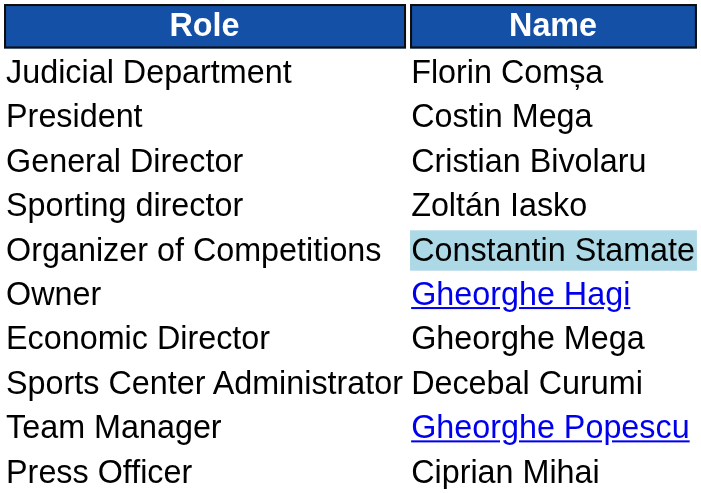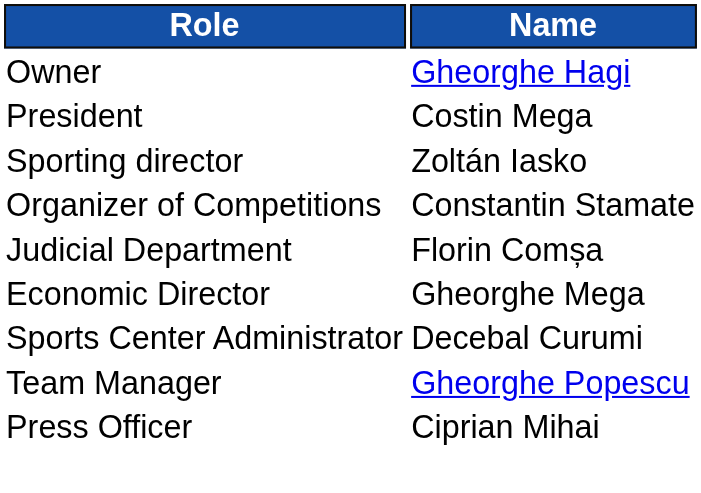rows swapped: (54, 294) <-> (149, 72)
- row: (125, 161)
(553, 249) lightblue background -> (553, 205) no background
